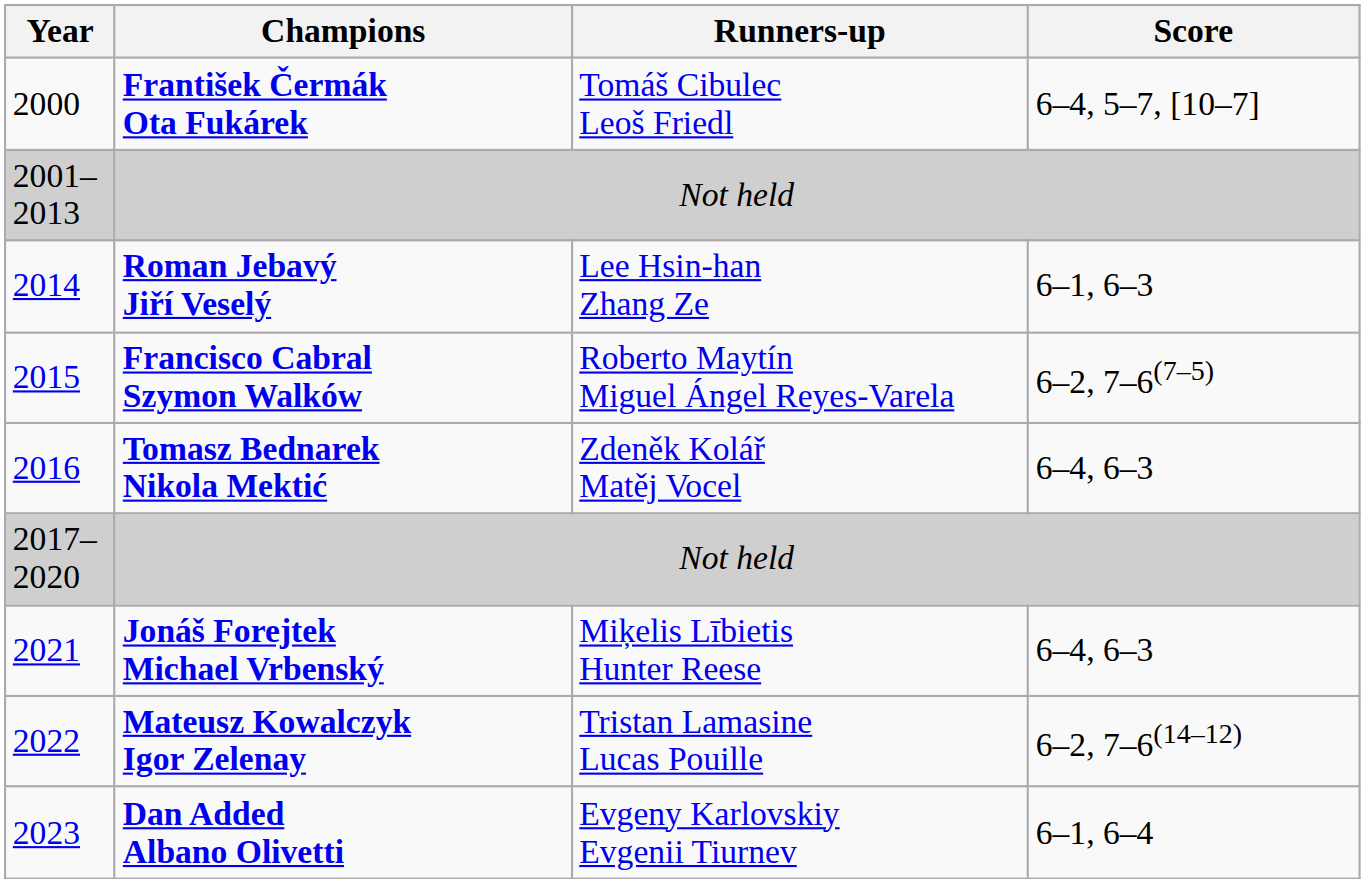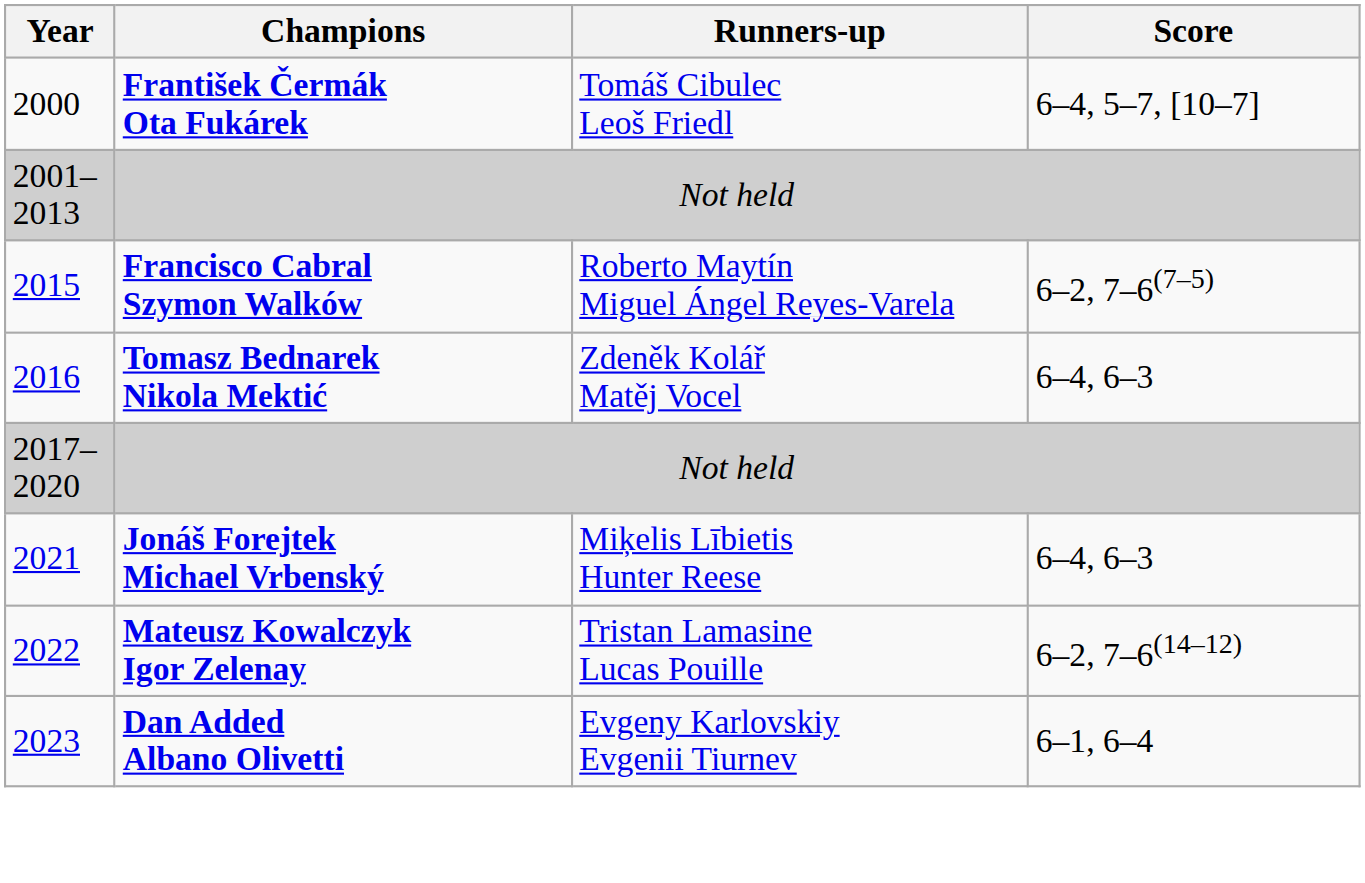- row: (46, 285)
